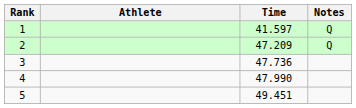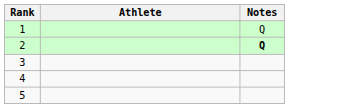- column: (274, 13)
(329, 46) normal -> (262, 46) bold
